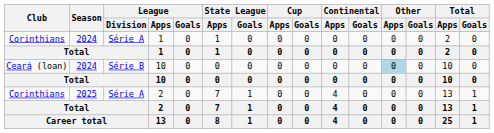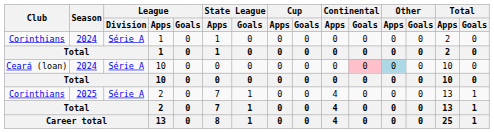(126, 66) Série B -> (126, 66) Série A
(365, 66) no background -> (365, 66) pink background
